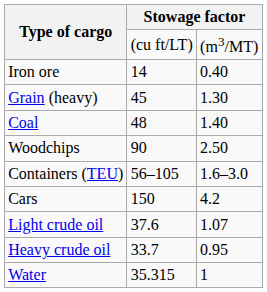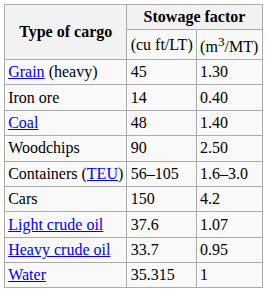rows swapped: (34, 72) <-> (53, 97)
